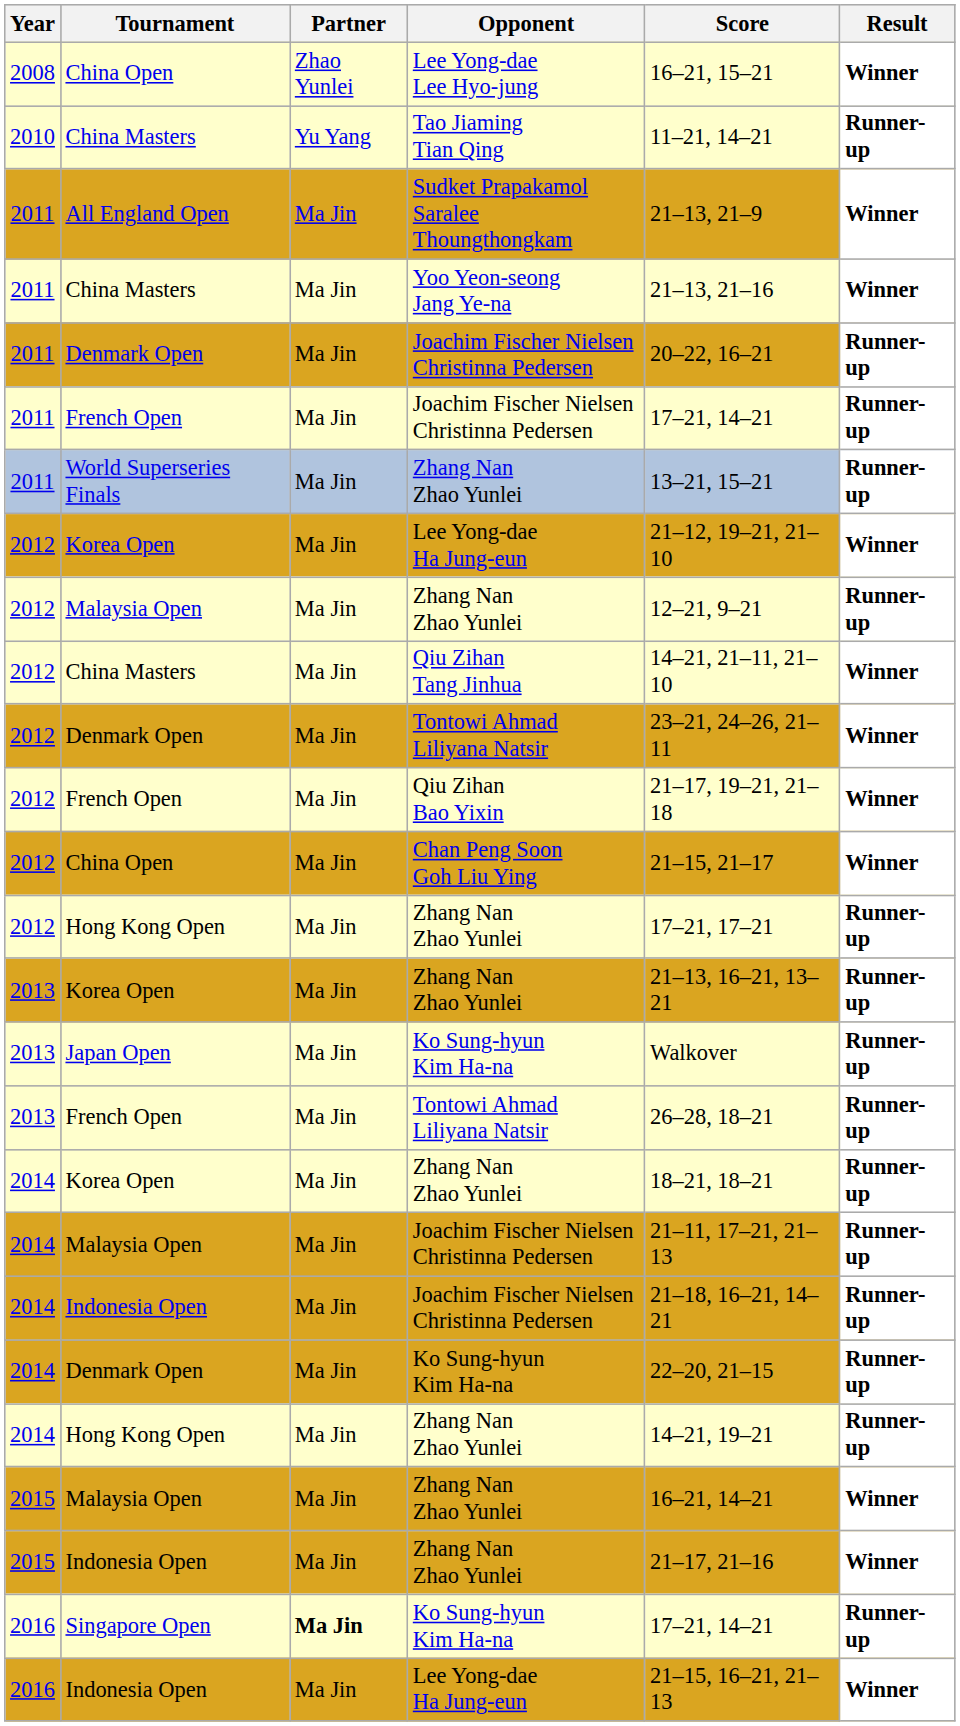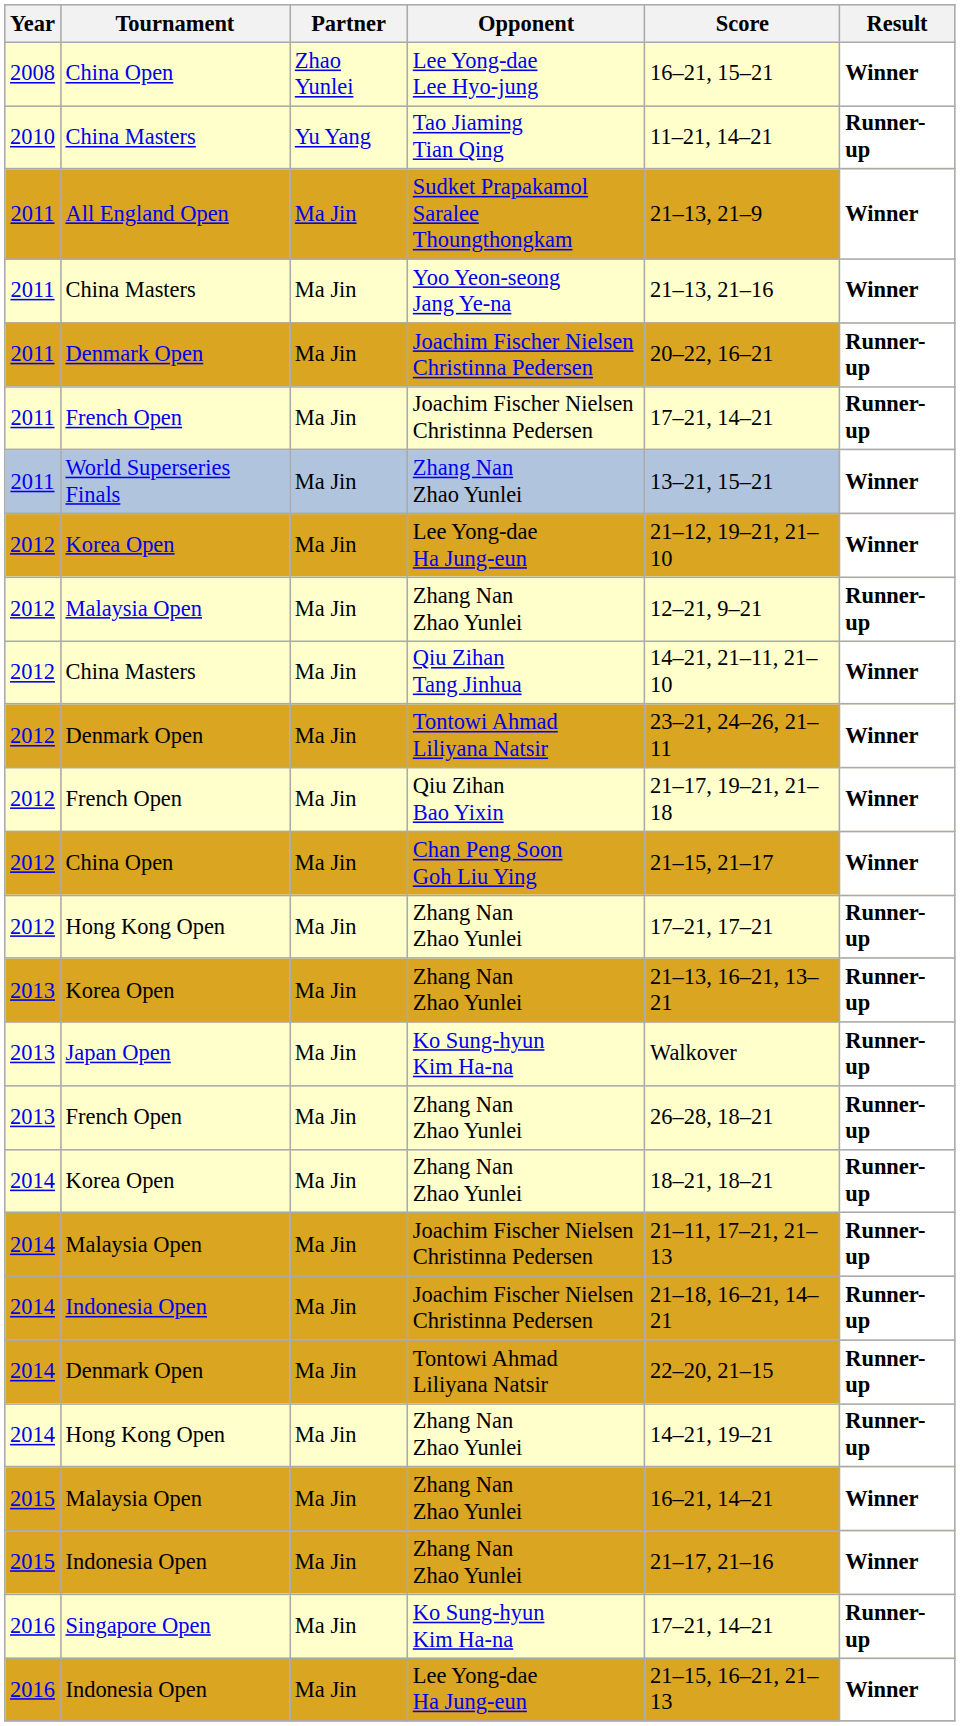(885, 481) Runner-up -> (882, 481) Winner
(485, 1117) Tontowi Ahmad Liliyana Natsir -> (468, 1117) Zhang Nan Zhao Yunlei
(479, 1371) Ko Sung-hyun Kim Ha-na -> (485, 1371) Tontowi Ahmad Liliyana Natsir
(329, 1625) bold -> (326, 1625) normal
